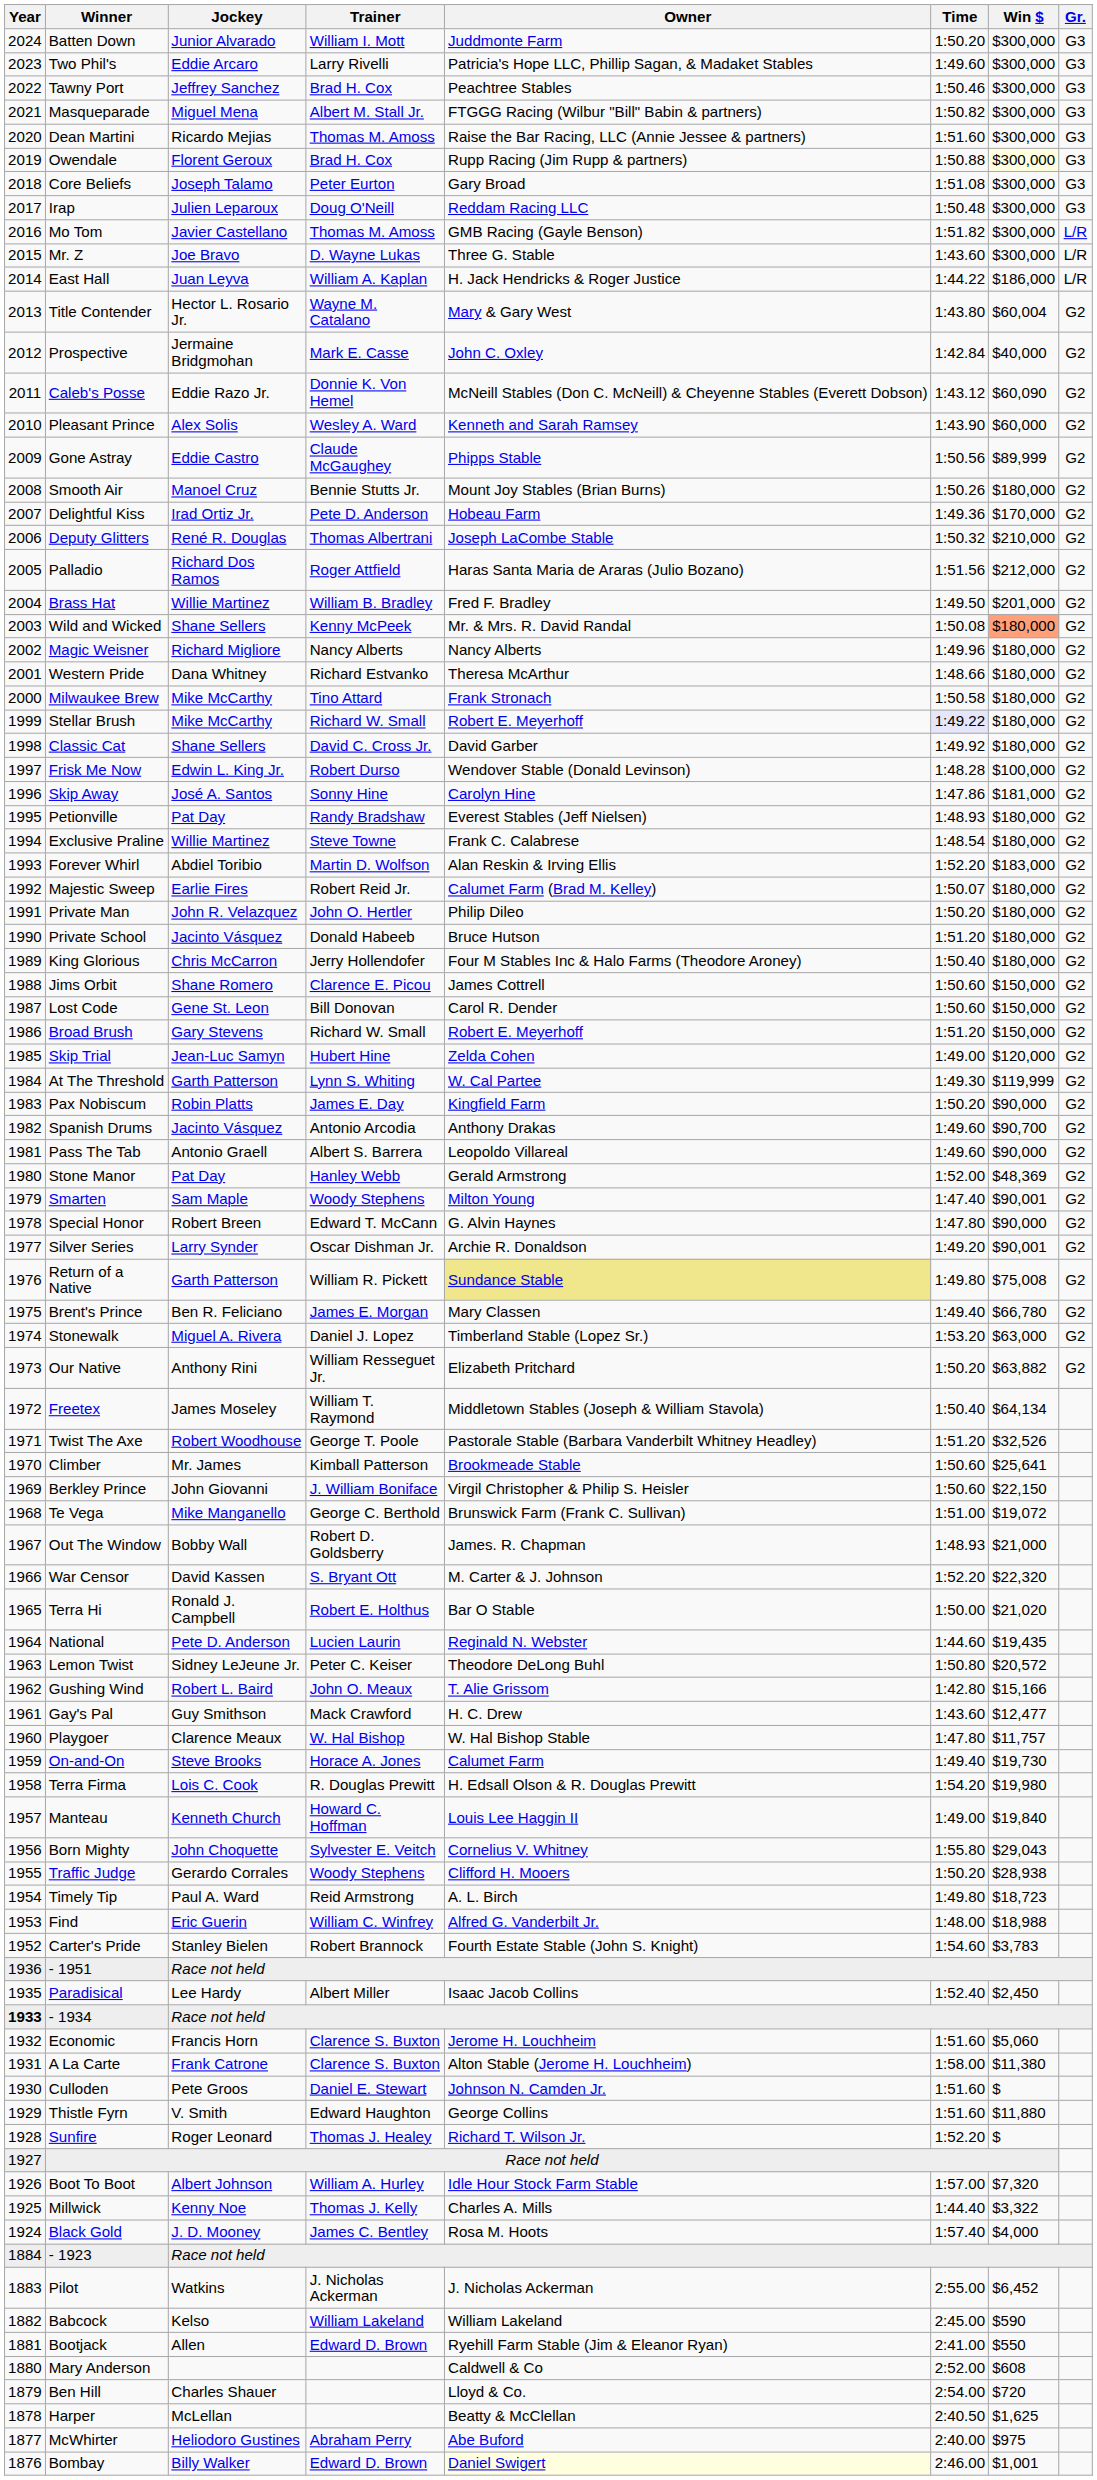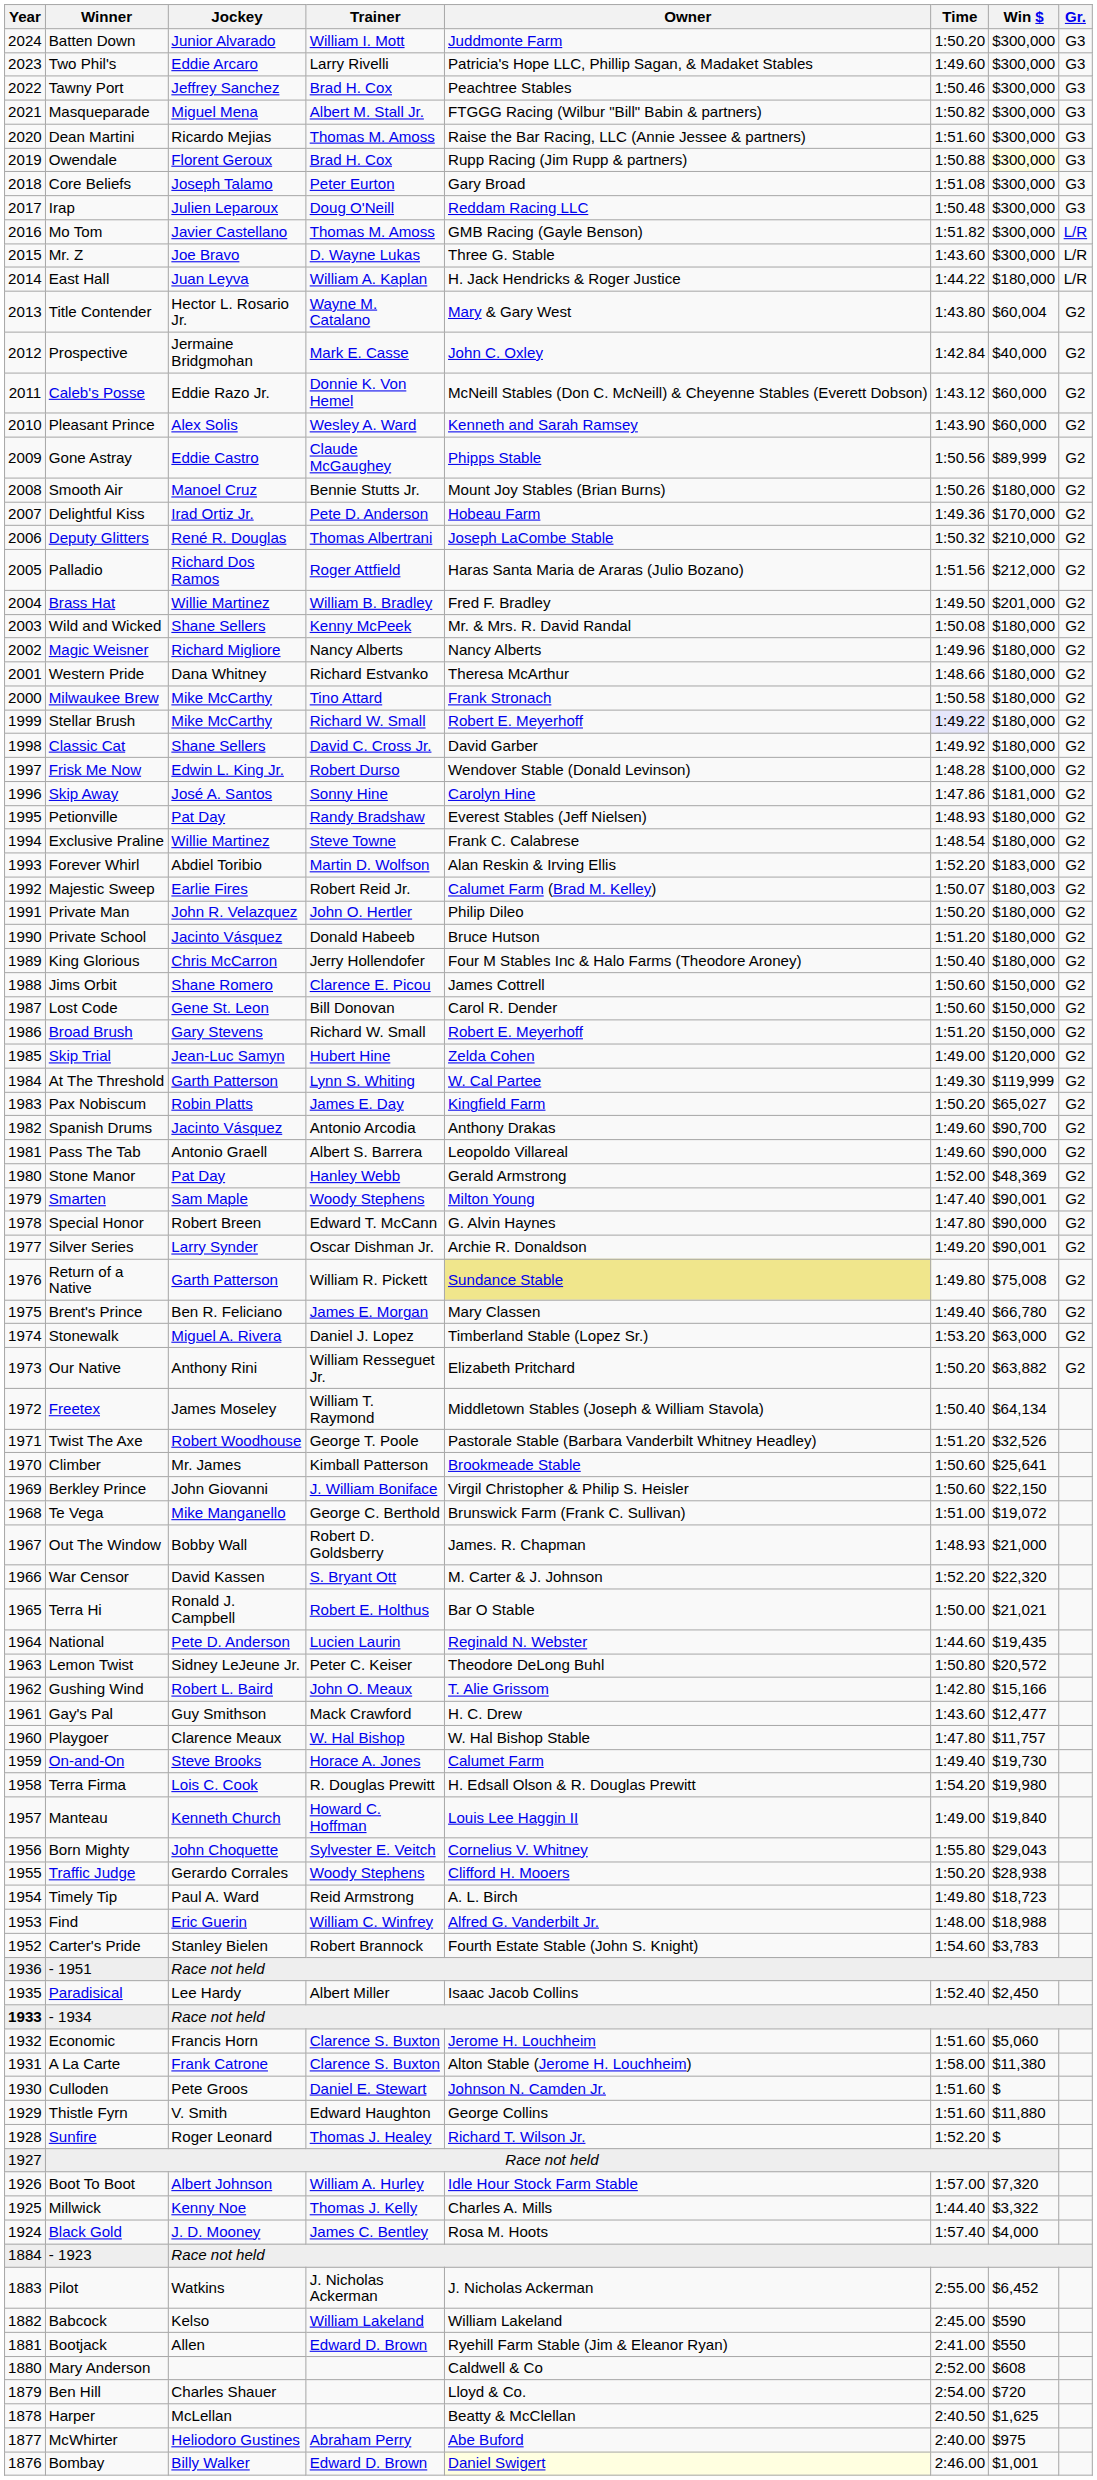(1024, 280) $186,000 -> (1024, 280) $180,000
(1019, 393) $60,090 -> (1019, 393) $60,000
(1024, 626) lightsalmon background -> (1024, 626) no background
(1024, 889) $180,000 -> (1024, 889) $180,003
(1019, 1104) $90,000 -> (1019, 1104) $65,027
(1019, 1610) $21,020 -> (1019, 1610) $21,021
